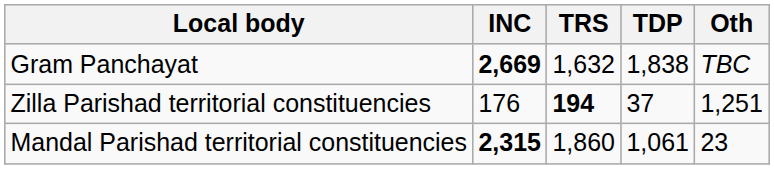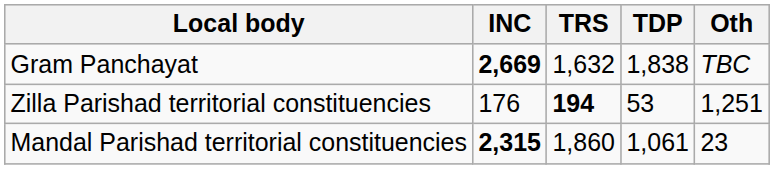(640, 103) 37 -> (640, 103) 53
